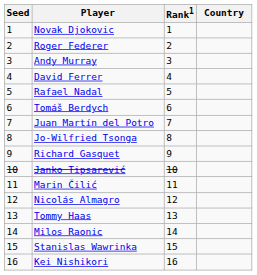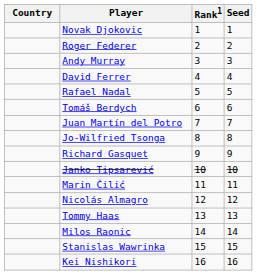columns swapped: (224, 13) <-> (18, 13)
